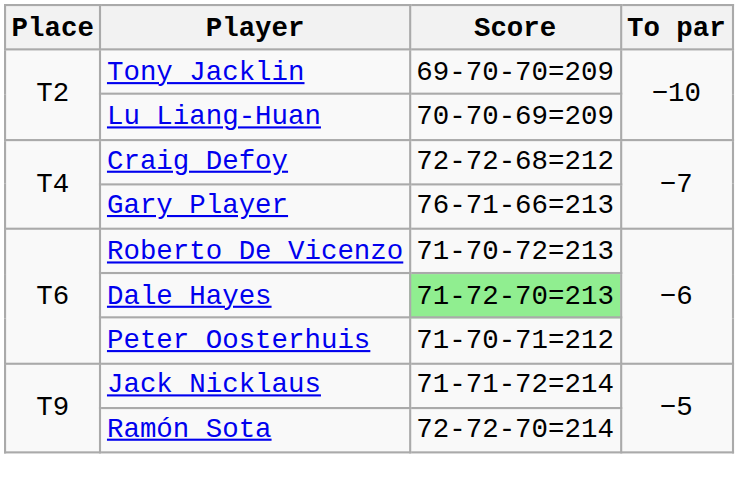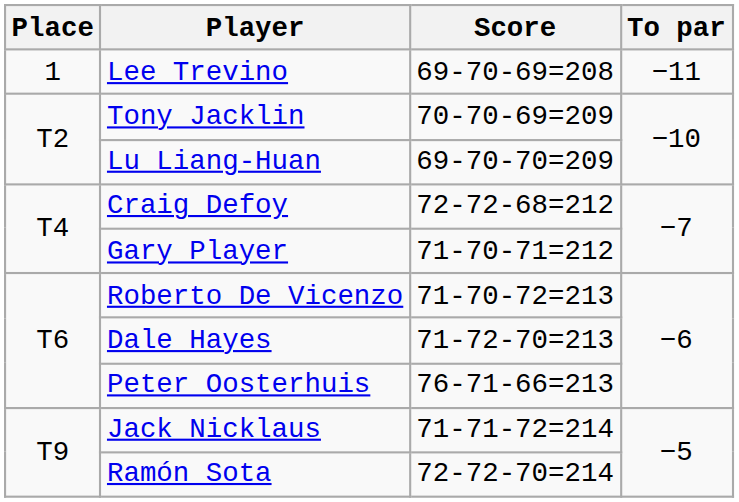+ row: (198, 72)
(515, 72) 69-70-70=209 -> (515, 117) 70-70-69=209
(515, 117) 70-70-69=209 -> (515, 162) 69-70-70=209
(515, 206) 76-71-66=213 -> (515, 251) 71-70-71=212
(515, 296) lightgreen background -> (515, 340) no background
(515, 340) 71-70-71=212 -> (515, 385) 76-71-66=213
